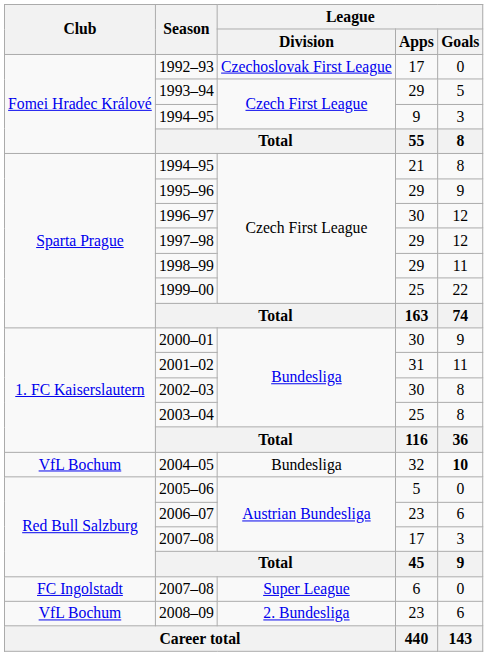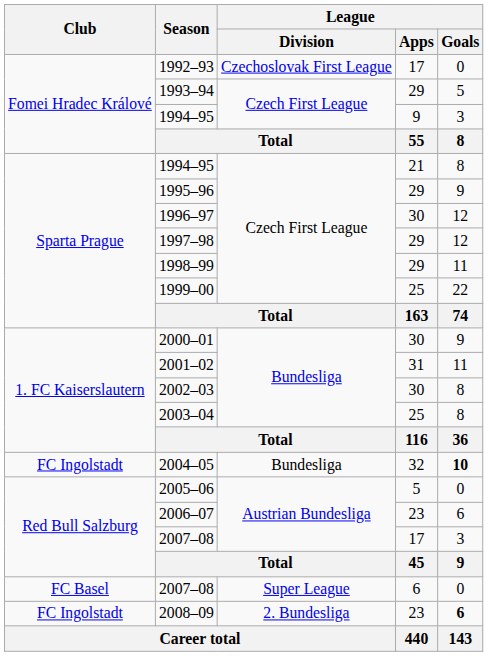(80, 464) VfL Bochum -> (80, 464) FC Ingolstadt
(80, 588) FC Ingolstadt -> (80, 588) FC Basel
(80, 613) VfL Bochum -> (80, 613) FC Ingolstadt
(460, 613) normal -> (460, 613) bold
